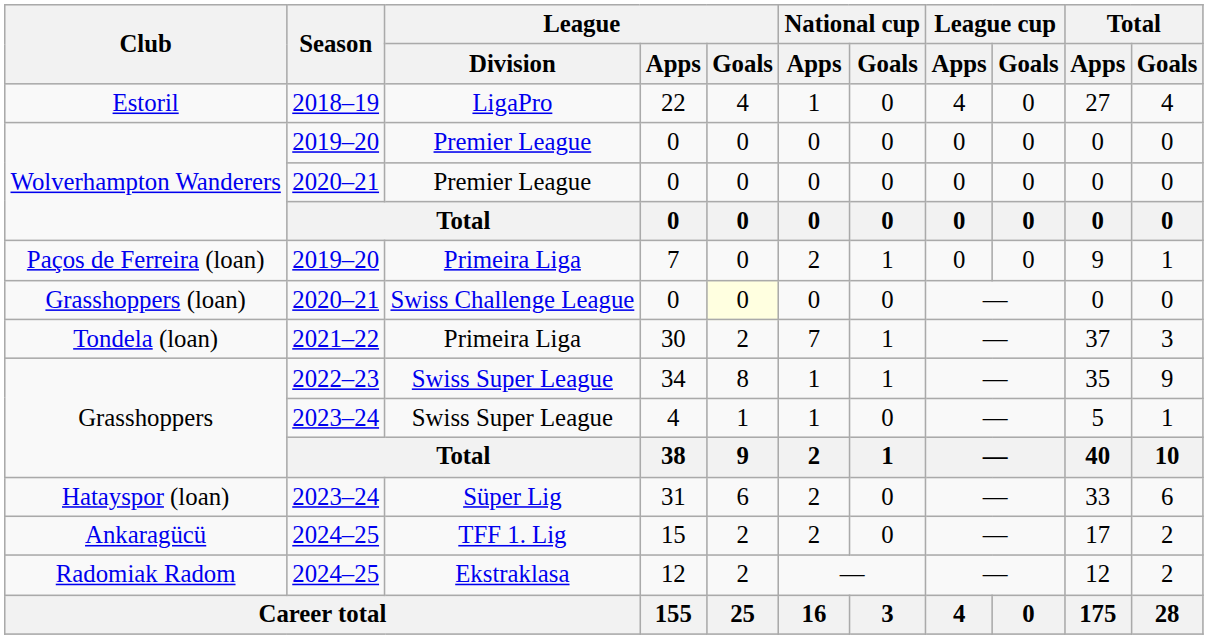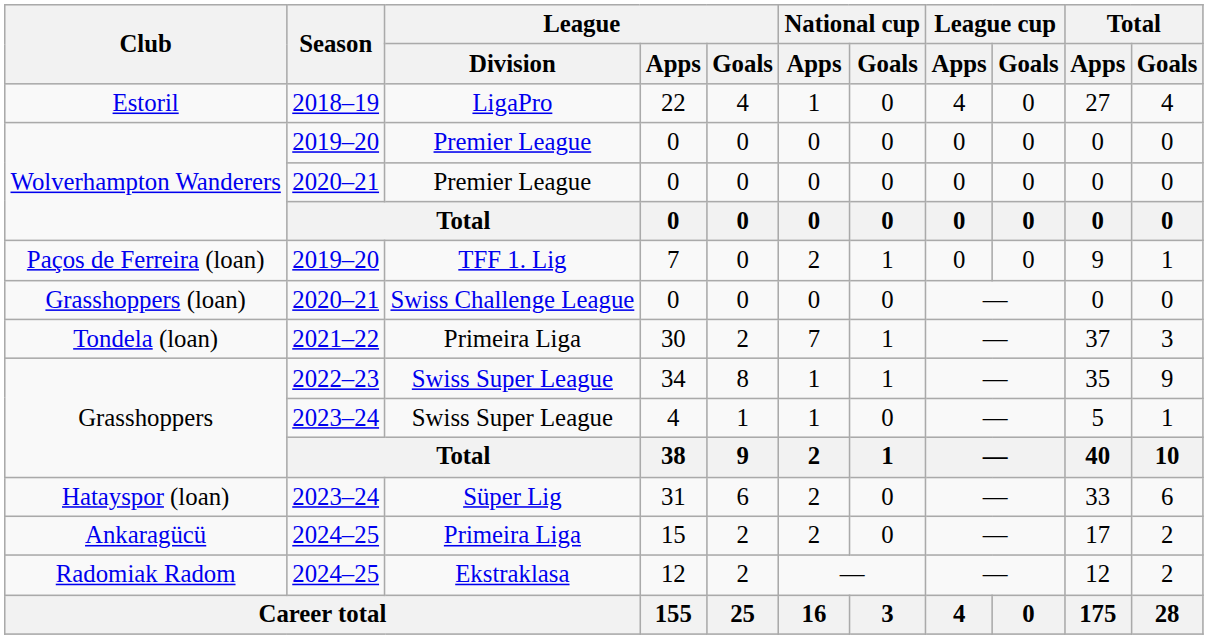(512, 260) Primeira Liga -> (512, 260) TFF 1. Lig
(743, 299) lightyellow background -> (743, 299) no background
(512, 535) TFF 1. Lig -> (512, 535) Primeira Liga
